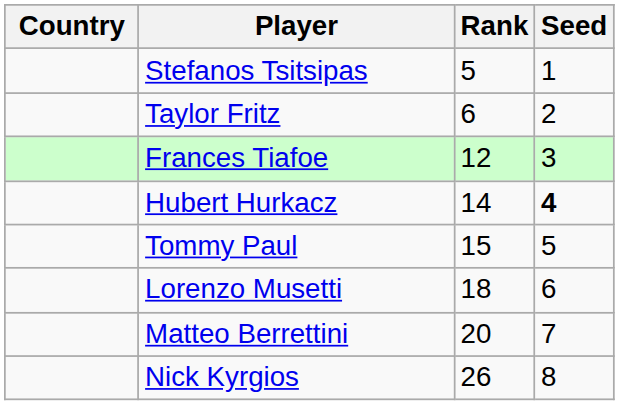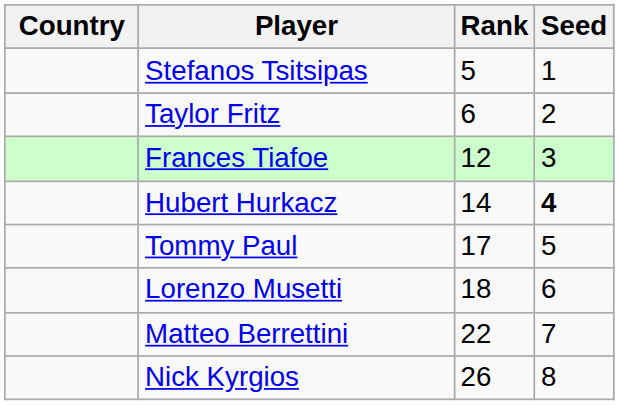(476, 245) 15 -> (476, 245) 17
(476, 333) 20 -> (476, 333) 22
